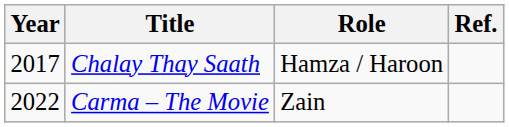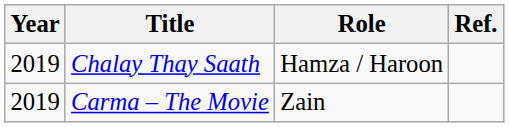(35, 63) 2017 -> (35, 63) 2019
(35, 102) 2022 -> (35, 102) 2019
